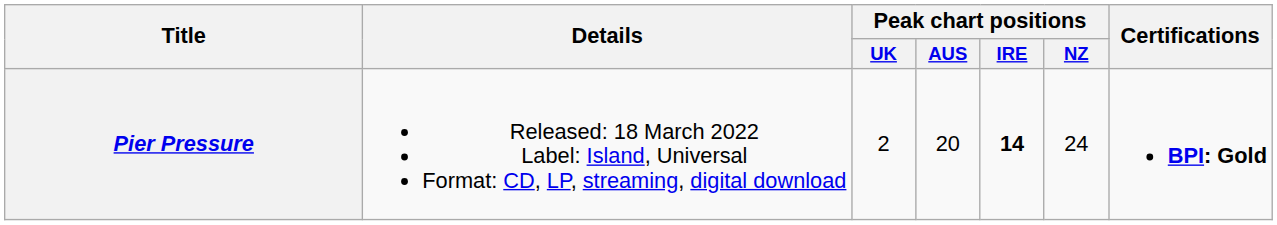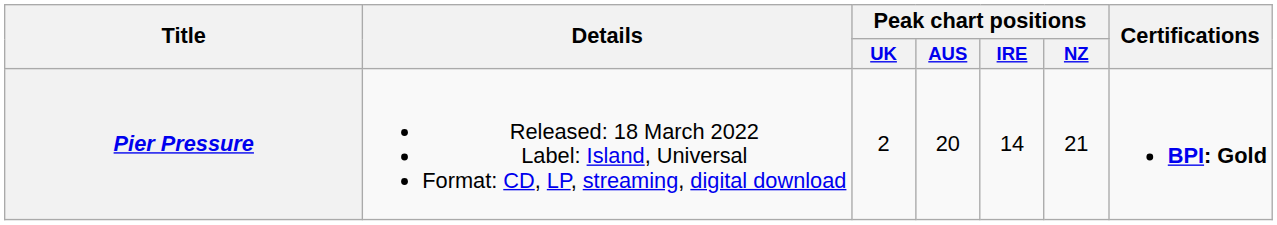(1012, 143) bold -> (1012, 143) normal
(1076, 143) 24 -> (1076, 143) 21
